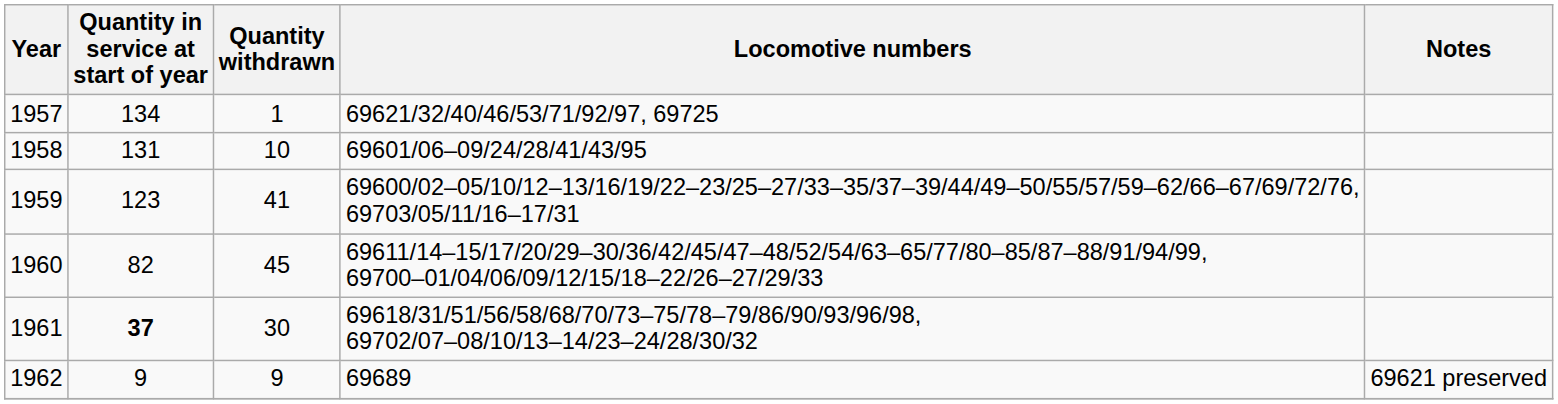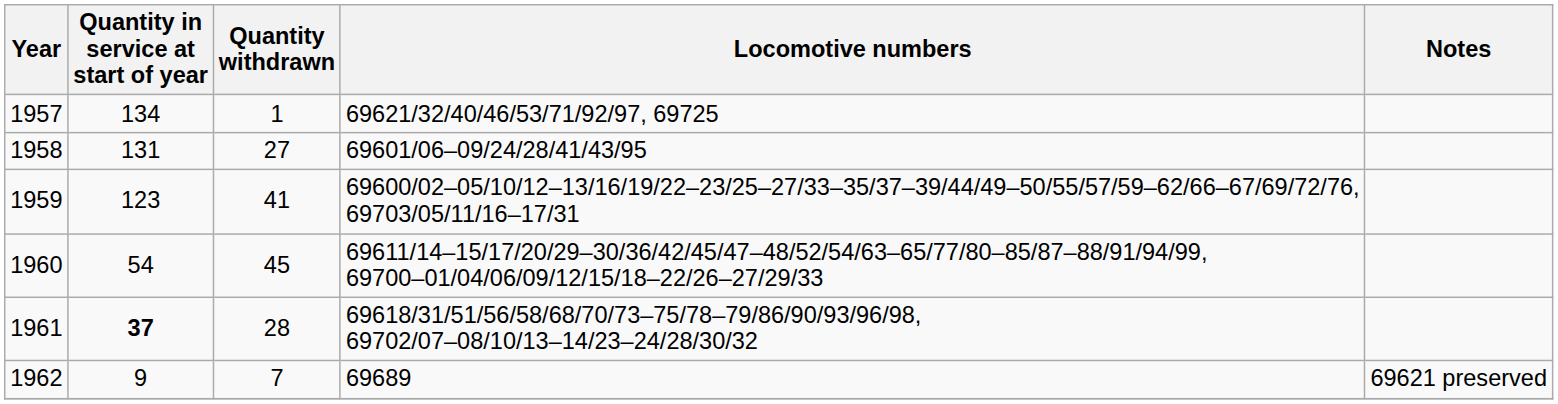(277, 150) 10 -> (277, 150) 27
(141, 264) 82 -> (141, 264) 54
(277, 328) 30 -> (277, 328) 28
(277, 379) 9 -> (277, 379) 7
